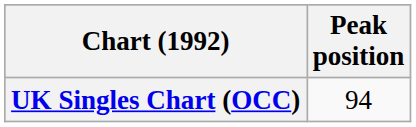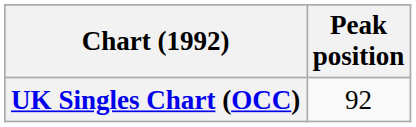(359, 99) 94 -> (359, 99) 92
